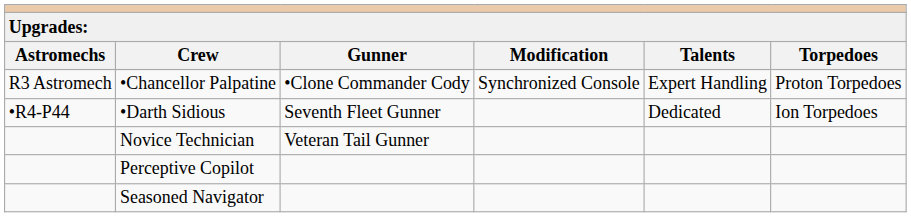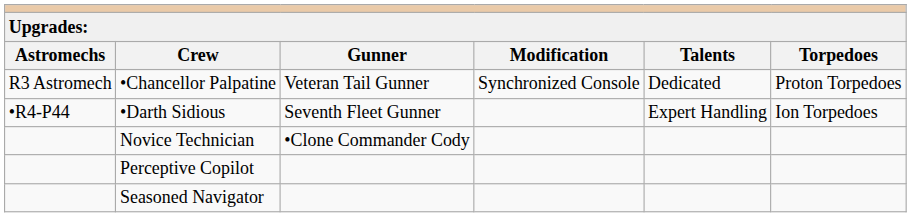(377, 83) •Clone Commander Cody -> (357, 83) Veteran Tail Gunner
(708, 83) Expert Handling -> (684, 83) Dedicated
(684, 112) Dedicated -> (708, 112) Expert Handling
(357, 140) Veteran Tail Gunner -> (377, 140) •Clone Commander Cody
